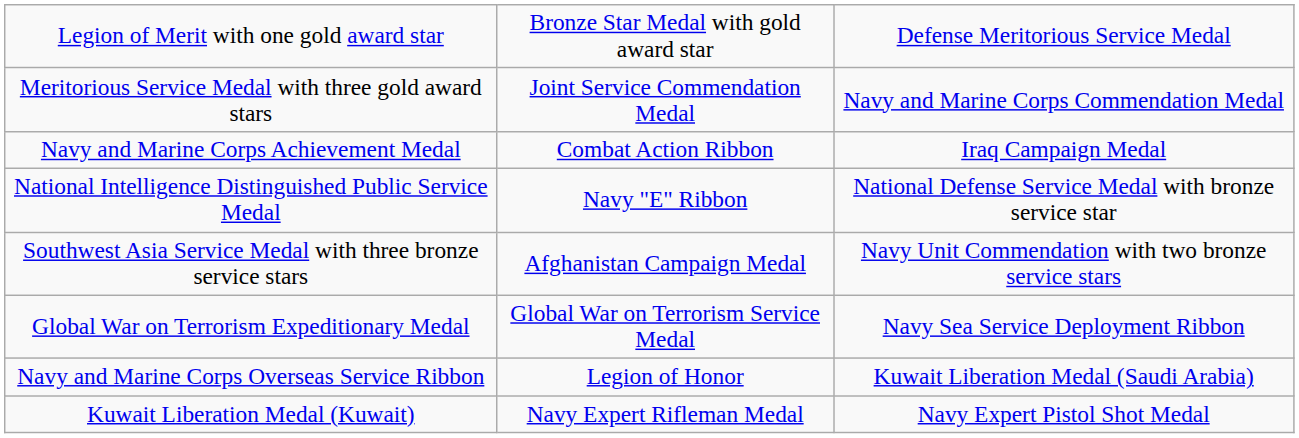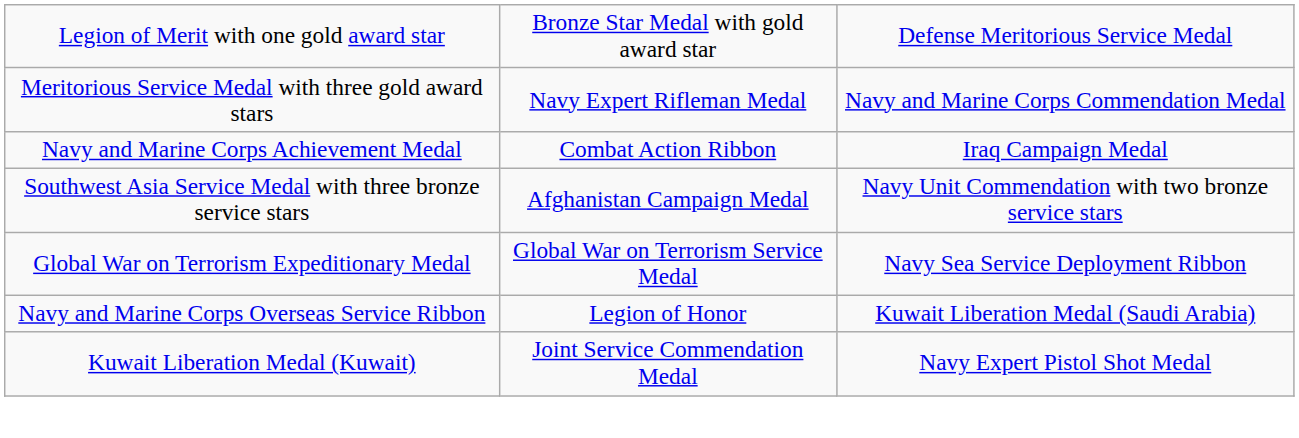(665, 99) Joint Service Commendation Medal -> (668, 99) Navy Expert Rifleman Medal
- row: (251, 199)
(665, 413) Navy Expert Rifleman Medal -> (668, 363) Joint Service Commendation Medal
